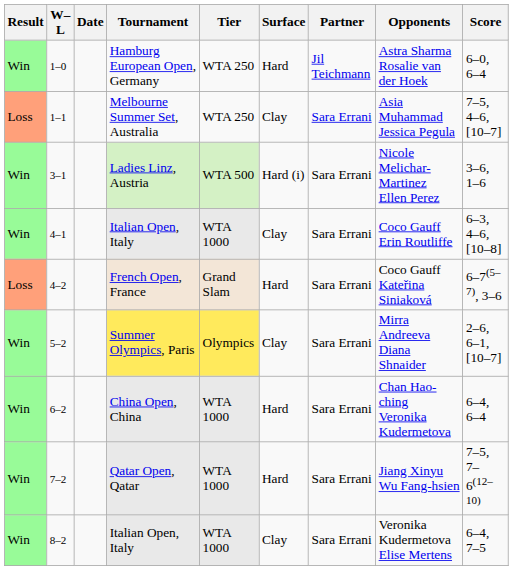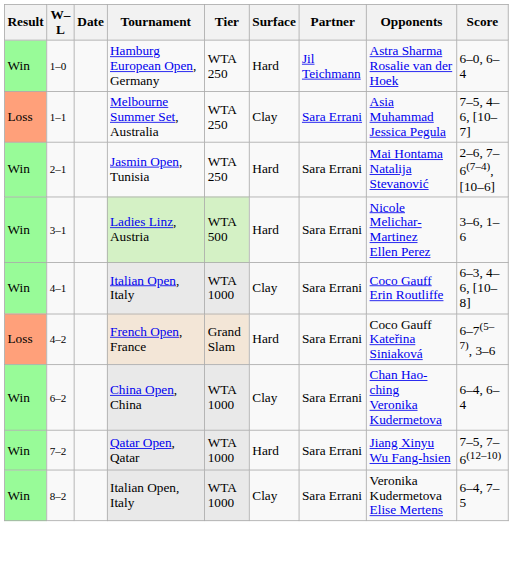+ row: (58, 170)
(283, 175) Hard (i) -> (266, 229) Hard
- row: (58, 343)
(275, 408) Hard -> (265, 397) Clay
